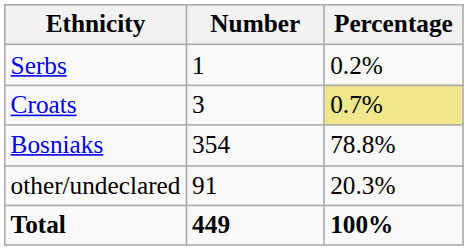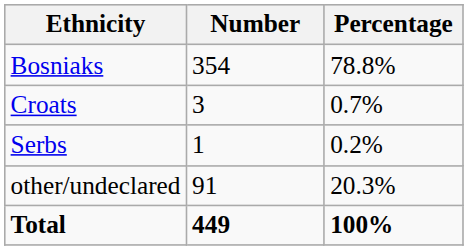rows swapped: (57, 144) <-> (39, 64)
(357, 104) khaki background -> (357, 104) no background
